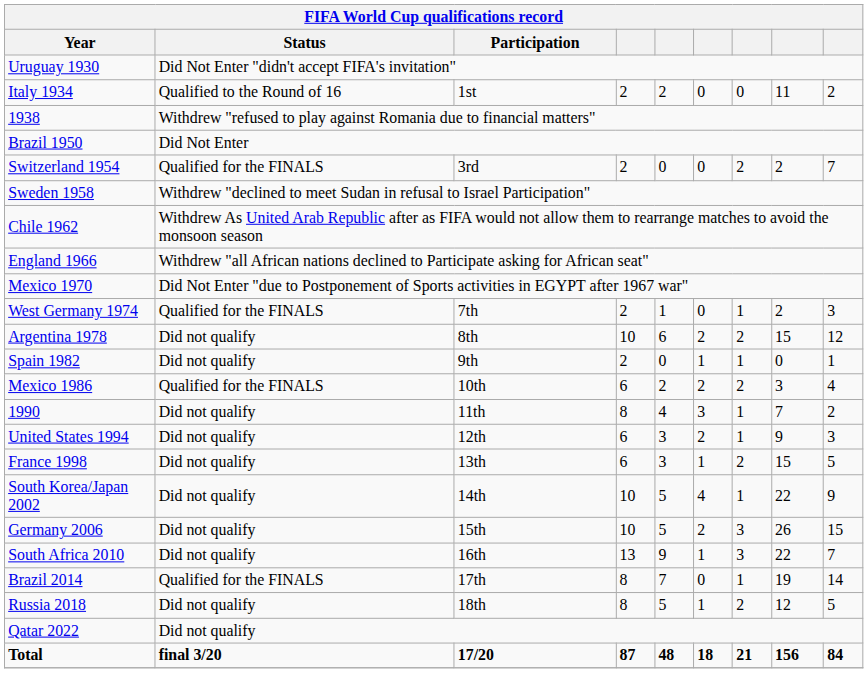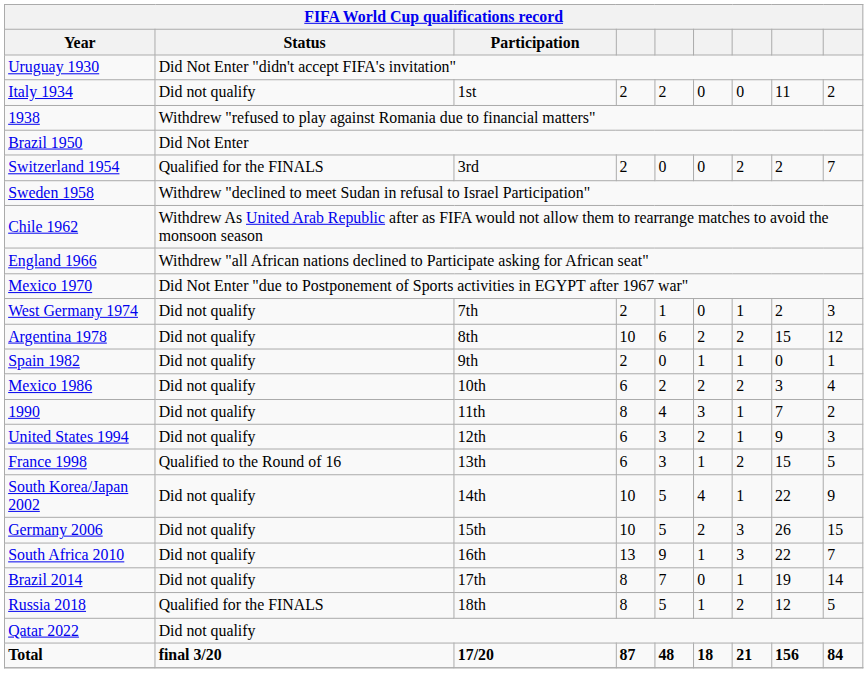(250, 92) Qualified to the Round of 16 -> (207, 92) Did not qualify
(241, 311) Qualified for the FINALS -> (207, 311) Did not qualify
(241, 386) Qualified for the FINALS -> (207, 386) Did not qualify
(207, 461) Did not qualify -> (250, 461) Qualified to the Round of 16
(241, 580) Qualified for the FINALS -> (207, 580) Did not qualify
(207, 605) Did not qualify -> (241, 605) Qualified for the FINALS
